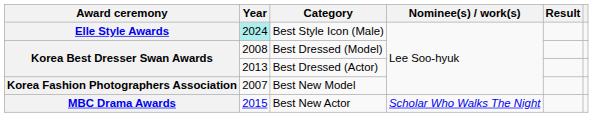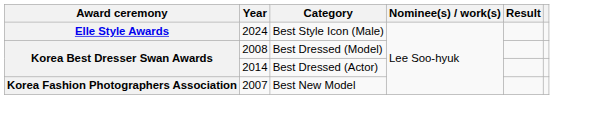(255, 31) paleturquoise background -> (255, 31) no background
(255, 67) 2013 -> (255, 67) 2014
- row: (312, 103)
